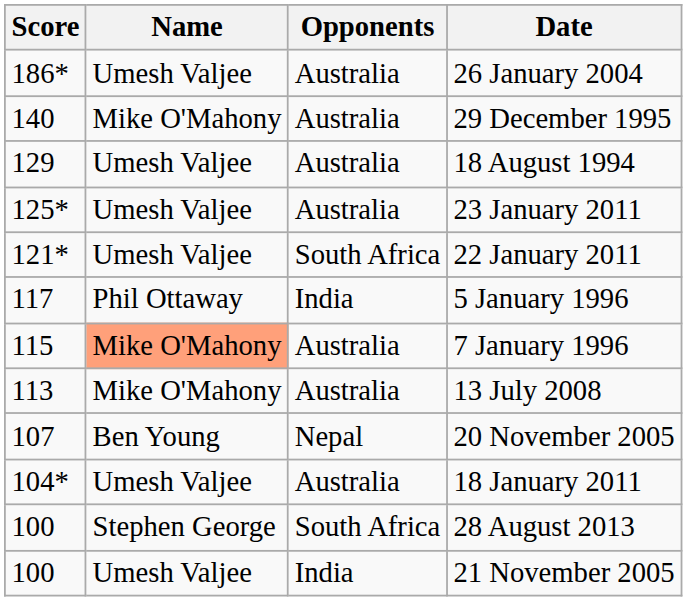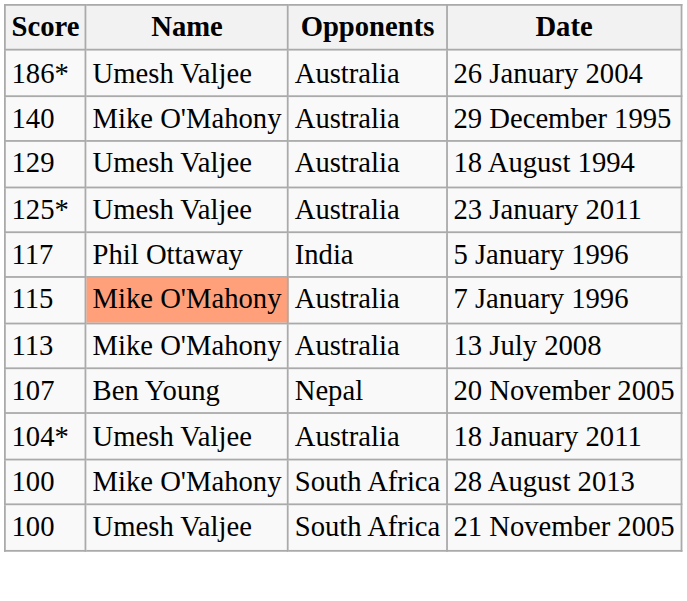- row: (548, 254)
(184, 526) Stephen George -> (187, 481) Mike O'Mahony
(324, 572) India -> (367, 526) South Africa
